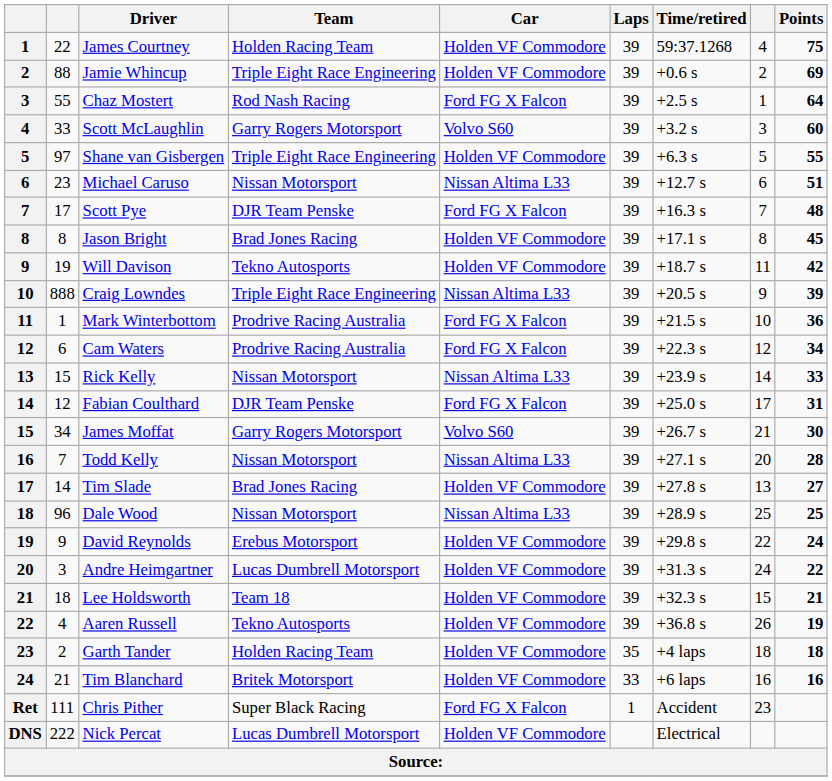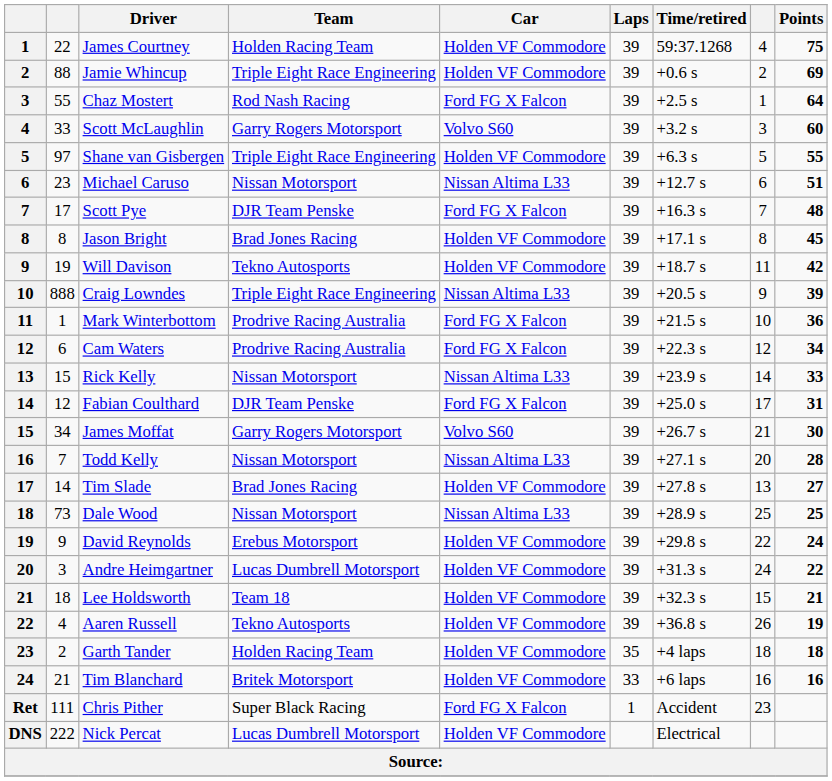(62, 514) 96 -> (62, 514) 73
